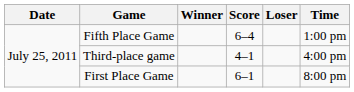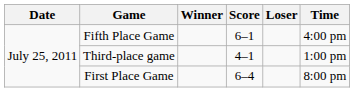(244, 35) 6–4 -> (244, 35) 6–1
(325, 35) 1:00 pm -> (325, 35) 4:00 pm
(325, 55) 4:00 pm -> (325, 55) 1:00 pm
(244, 76) 6–1 -> (244, 76) 6–4
